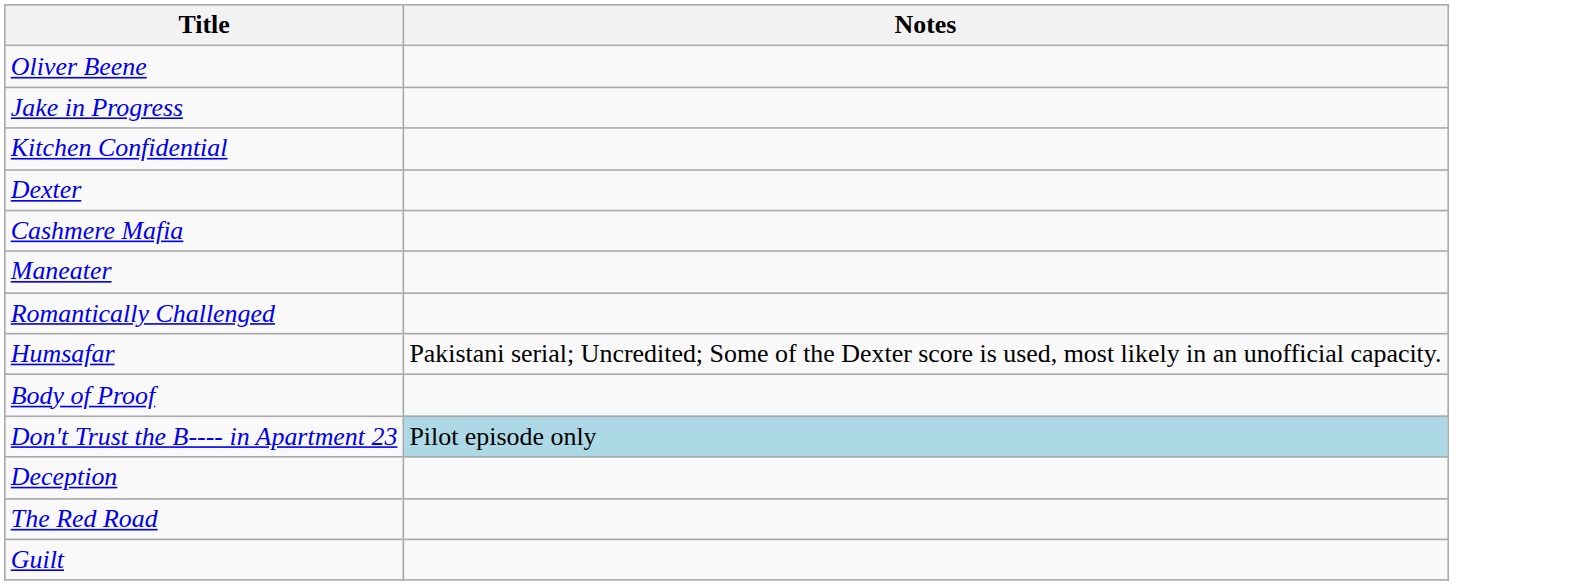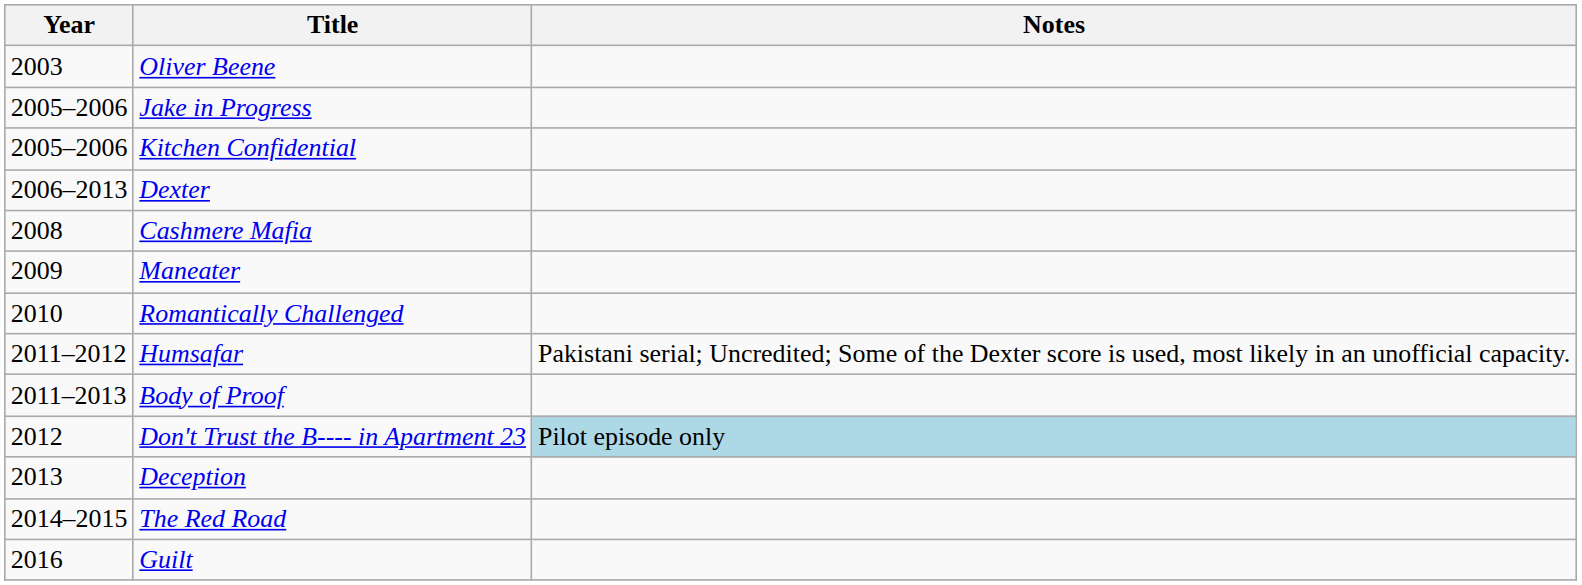+ column: (69, 25)
